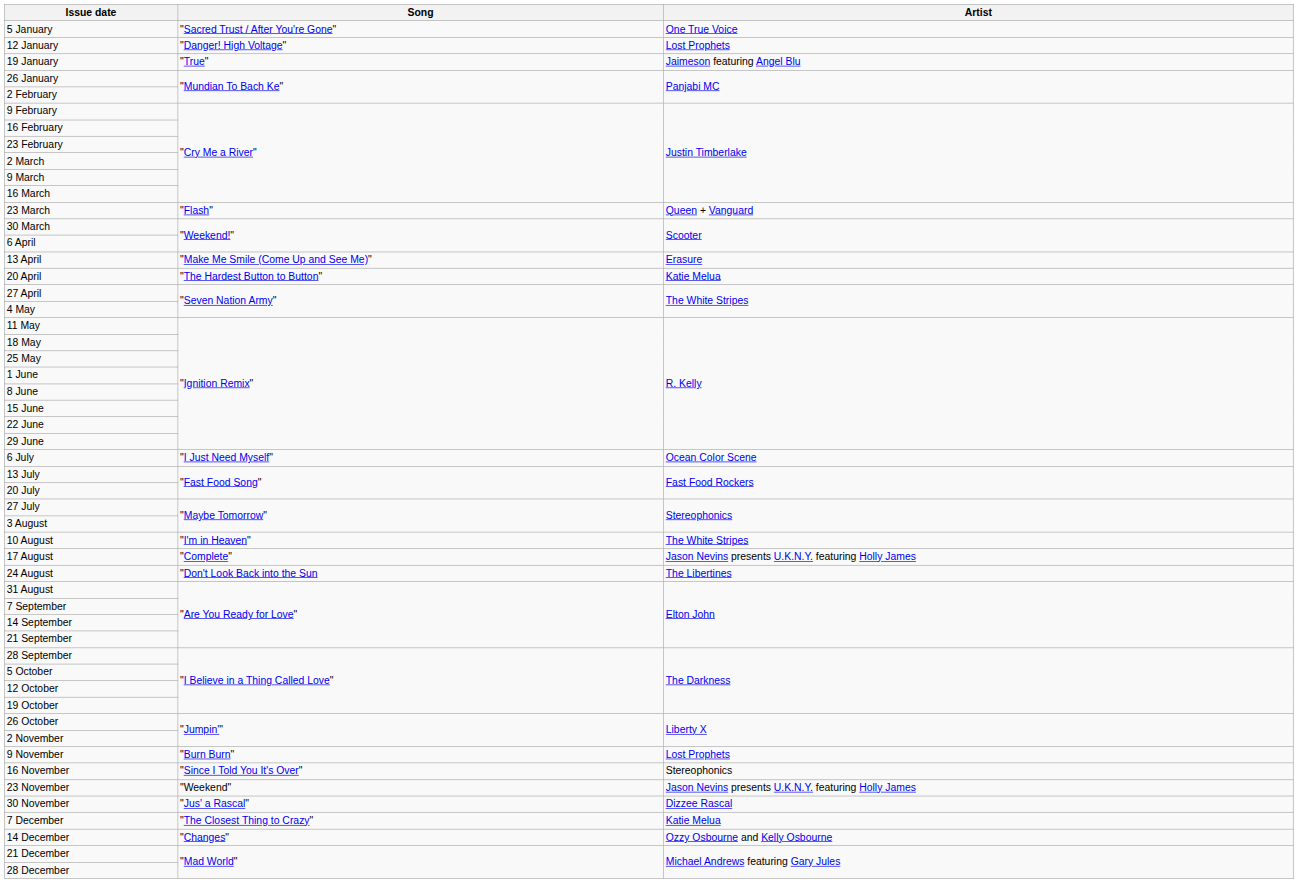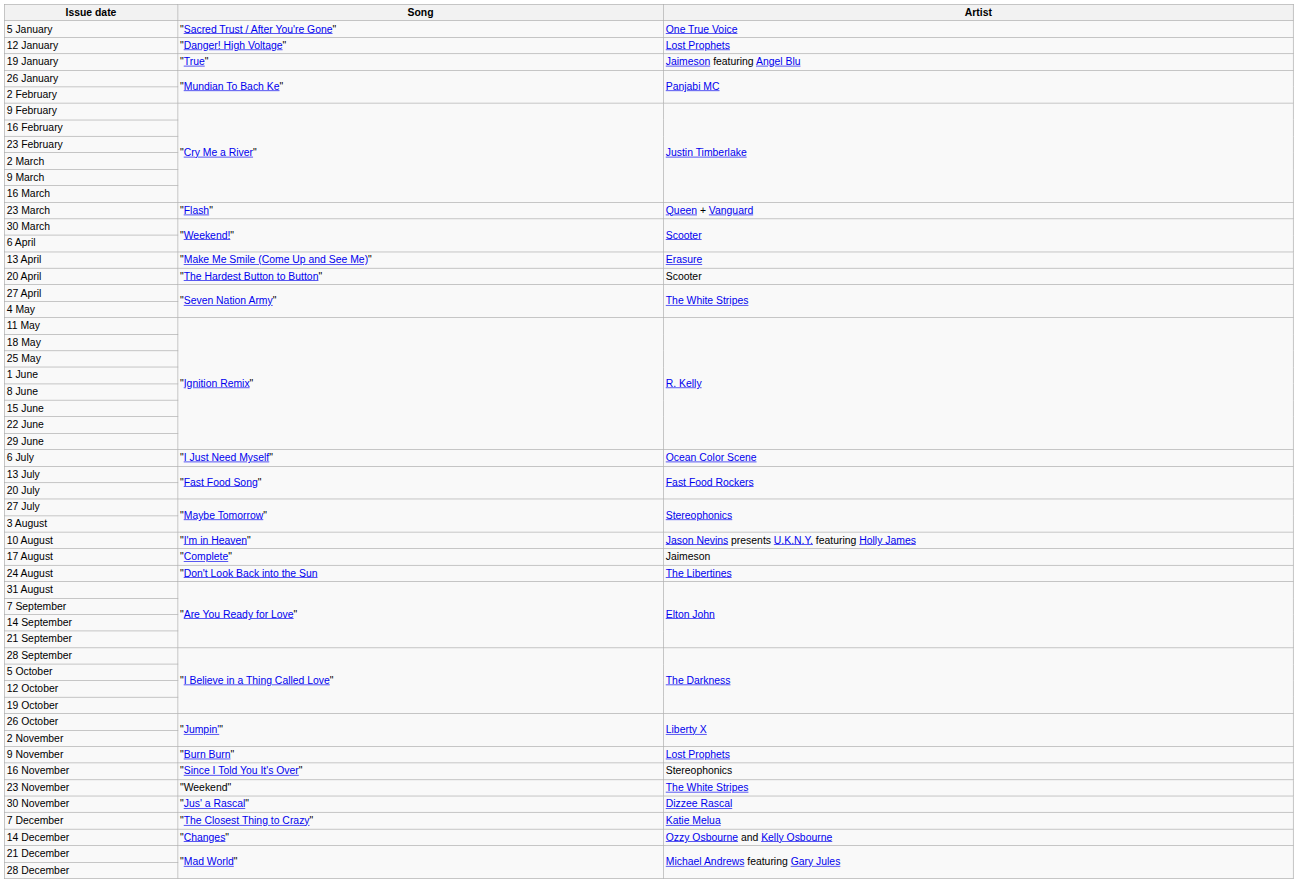(693, 276) Katie Melua -> (684, 276) Scooter
(707, 540) The White Stripes -> (791, 540) Jason Nevins presents U.K.N.Y. featuring Holly James
(791, 557) Jason Nevins presents U.K.N.Y. featuring Holly James -> (688, 557) Jaimeson
(791, 787) Jason Nevins presents U.K.N.Y. featuring Holly James -> (707, 787) The White Stripes
